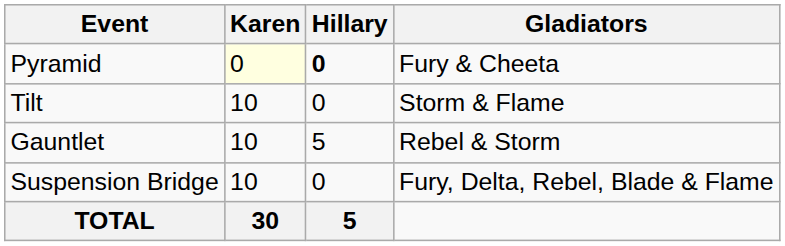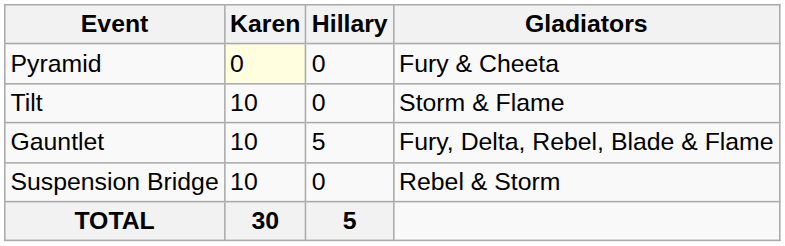(319, 63) bold -> (319, 63) normal
(480, 142) Rebel & Storm -> (586, 142) Fury, Delta, Rebel, Blade & Flame
(586, 181) Fury, Delta, Rebel, Blade & Flame -> (480, 181) Rebel & Storm
